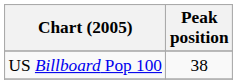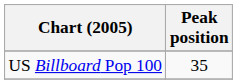(199, 65) 38 -> (199, 65) 35
